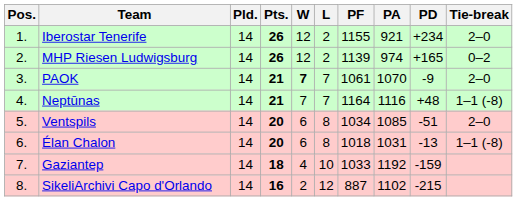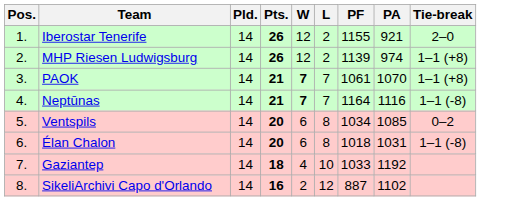- column: (428, 15)
(479, 57) 0–2 -> (443, 57) 1–1 (+8)
(479, 79) 2–0 -> (443, 79) 1–1 (+8)
(303, 100) normal -> (303, 100) bold
(479, 121) 2–0 -> (443, 121) 0–2
